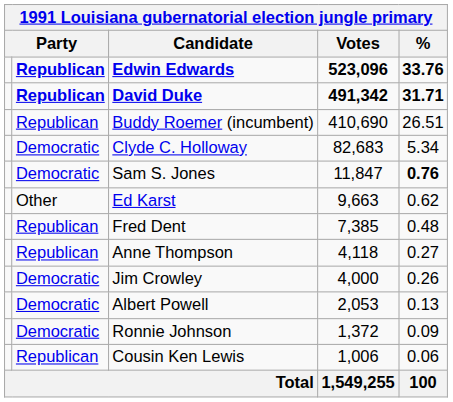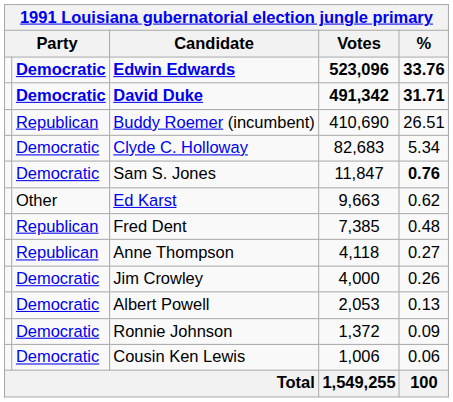(60, 69) Republican -> (61, 69) Democratic
(60, 95) Republican -> (61, 95) Democratic
(57, 357) Republican -> (58, 357) Democratic
